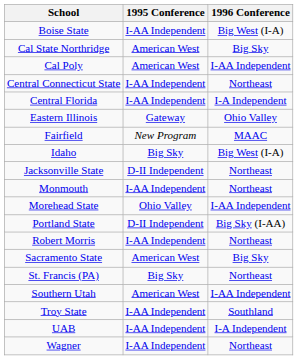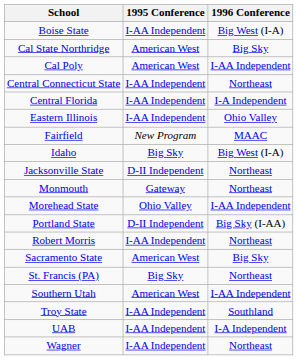(165, 118) Gateway -> (165, 118) I-AA Independent
(165, 188) I-AA Independent -> (165, 188) Gateway
